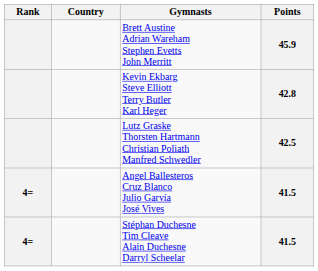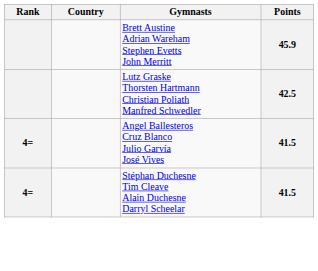- row: (150, 94)
